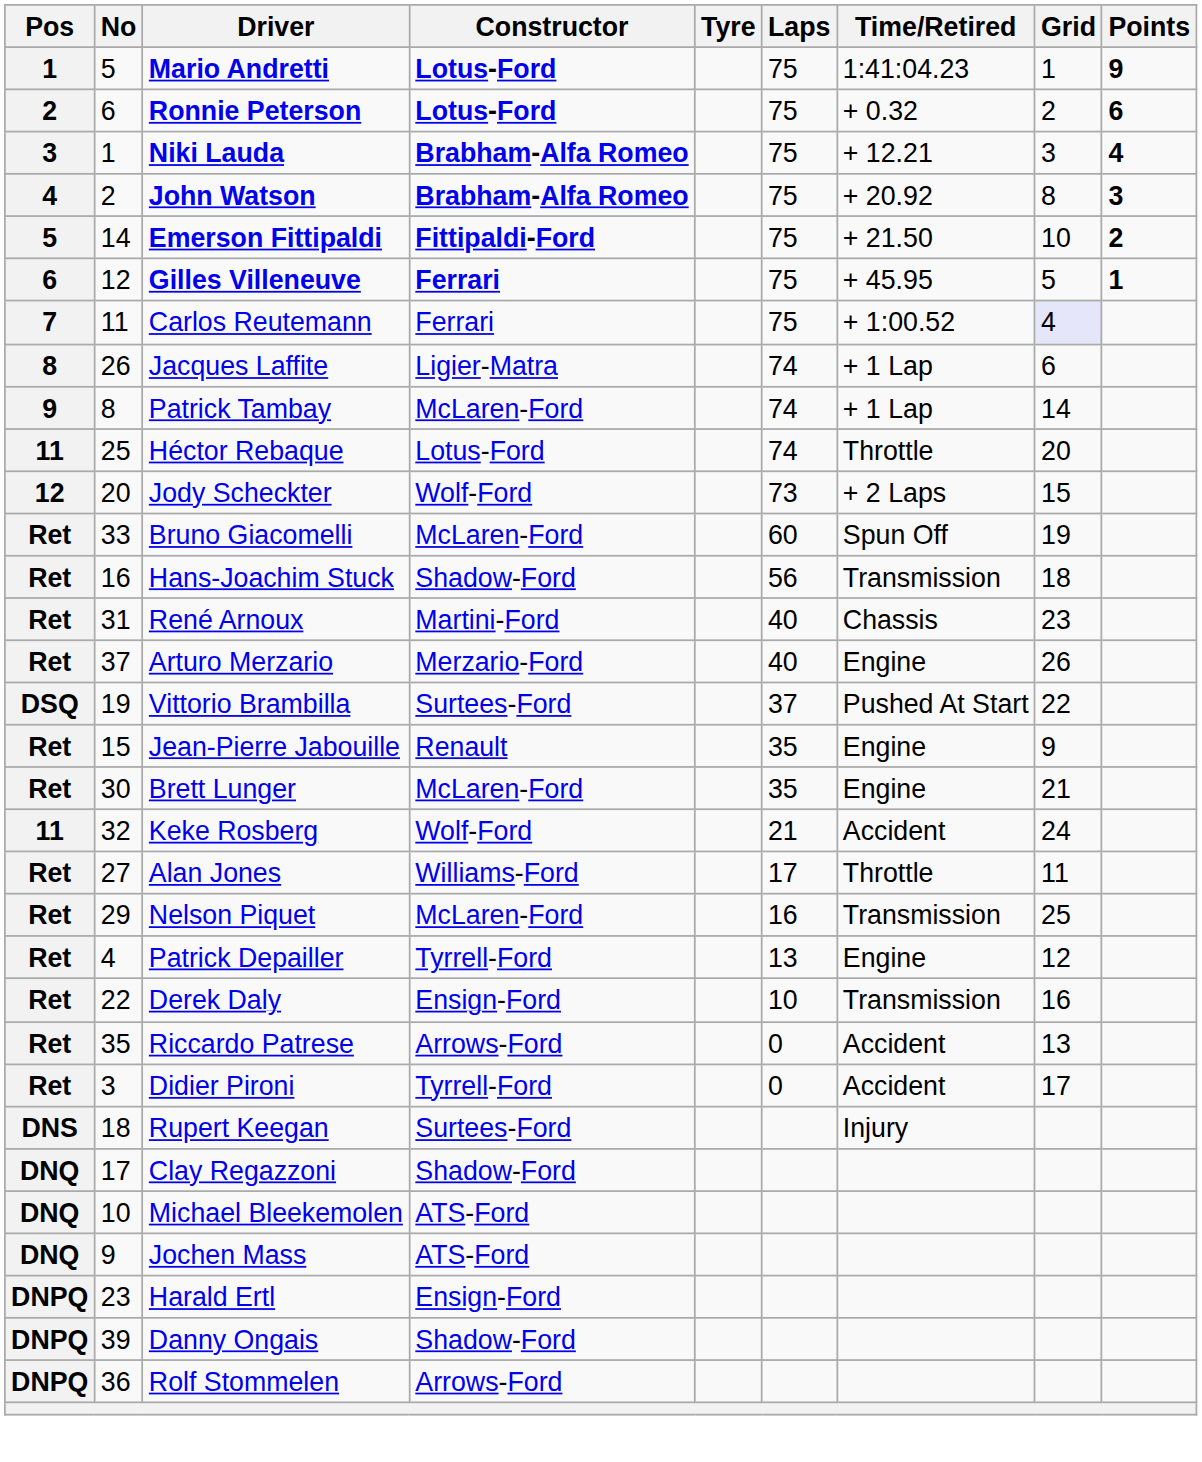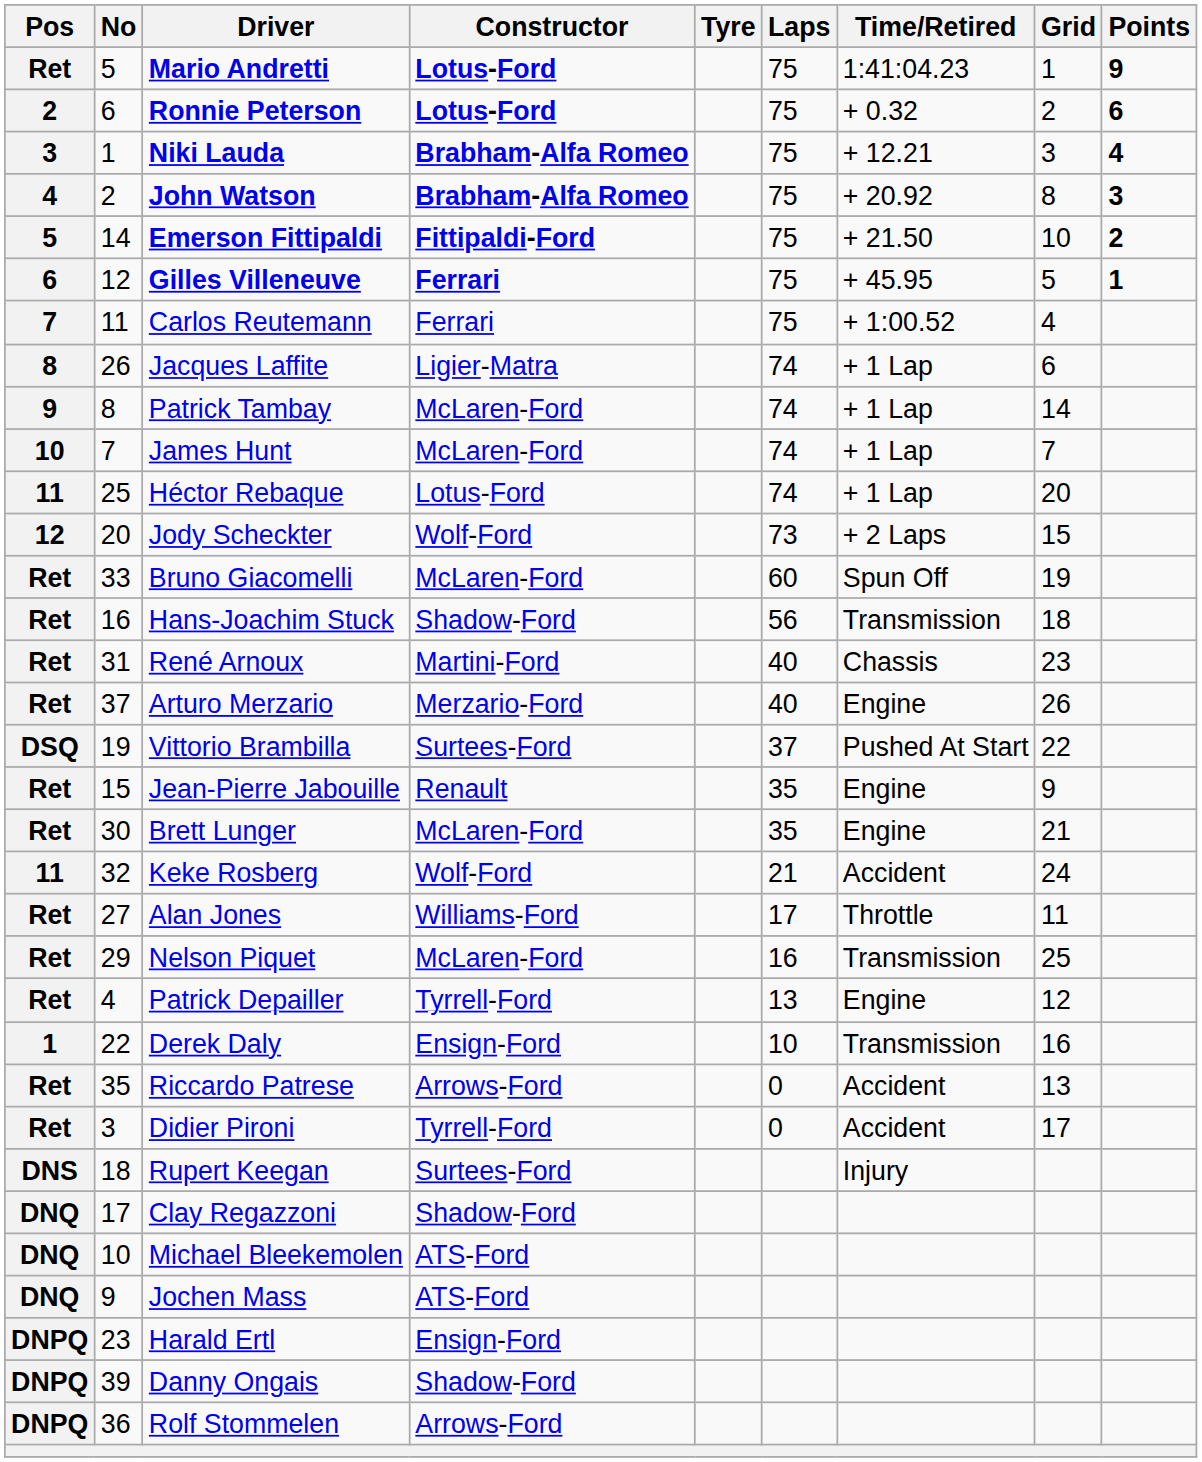(50, 69) 1 -> (50, 69) Ret
(1048, 323) lavender background -> (1048, 323) no background
+ row: (220, 450)
(888, 450) Throttle -> (888, 492) + 1 Lap
(50, 1000) Ret -> (50, 1043) 1
